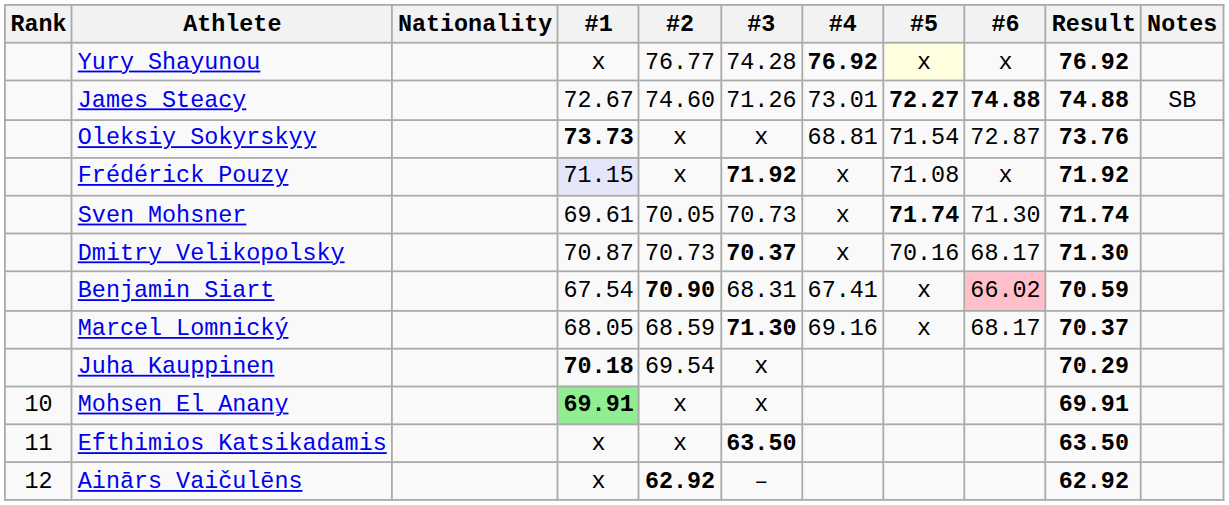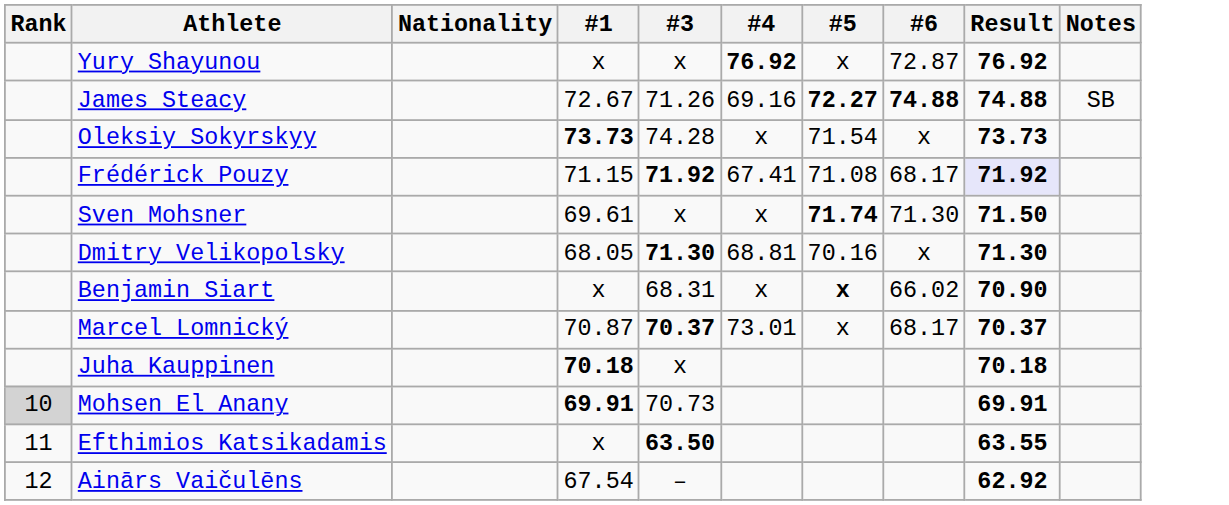- column: (680, 24)
(761, 62) 74.28 -> (680, 62) x
(924, 62) lightyellow background -> (843, 62) no background
(1005, 62) x -> (924, 62) 72.87
(843, 100) 73.01 -> (761, 100) 69.16
(761, 138) x -> (680, 138) 74.28
(843, 138) 68.81 -> (761, 138) x
(1005, 138) 72.87 -> (924, 138) x
(1094, 138) 73.76 -> (1012, 138) 73.73
(599, 177) lavender background -> (599, 177) no background
(843, 177) x -> (761, 177) 67.41
(1005, 177) x -> (924, 177) 68.17
(1094, 177) no background -> (1012, 177) lavender background
(761, 215) 70.73 -> (680, 215) x
(1094, 215) 71.74 -> (1012, 215) 71.50
(599, 253) 70.87 -> (599, 253) 68.05
(761, 253) 70.37 -> (680, 253) 71.30
(843, 253) x -> (761, 253) 68.81
(1005, 253) 68.17 -> (924, 253) x
(599, 291) 67.54 -> (599, 291) x
(843, 291) 67.41 -> (761, 291) x
(924, 291) normal -> (843, 291) bold
(1005, 291) pink background -> (924, 291) no background
(1094, 291) 70.59 -> (1012, 291) 70.90
(599, 329) 68.05 -> (599, 329) 70.87
(761, 329) 71.30 -> (680, 329) 70.37
(843, 329) 69.16 -> (761, 329) 73.01
(1094, 367) 70.29 -> (1012, 367) 70.18
(39, 405) no background -> (39, 405) lightgrey background
(599, 405) lightgreen background -> (599, 405) no background
(761, 405) x -> (680, 405) 70.73
(1094, 443) 63.50 -> (1012, 443) 63.55
(599, 482) x -> (599, 482) 67.54
